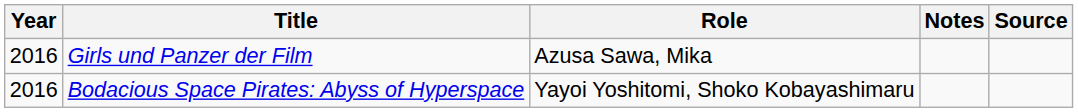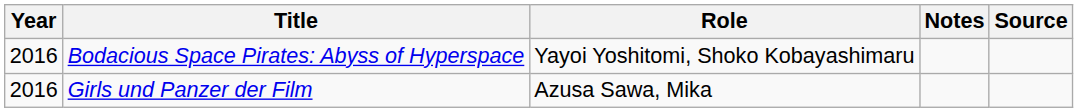rows swapped: (296, 90) <-> (190, 55)
